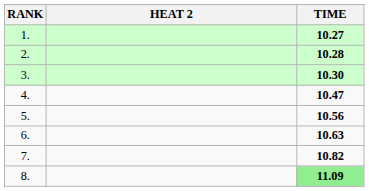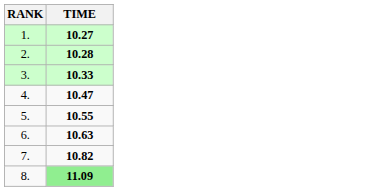- column: (171, 14)
(330, 75) 10.30 -> (80, 75) 10.33
(330, 115) 10.56 -> (80, 115) 10.55
